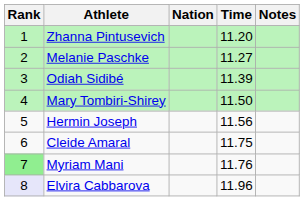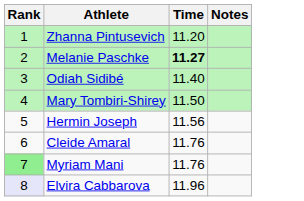- column: (193, 15)
(236, 57) normal -> (188, 57) bold
(236, 79) 11.39 -> (188, 79) 11.40
(236, 143) 11.75 -> (188, 143) 11.76
